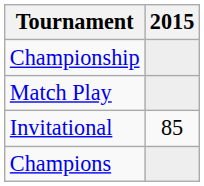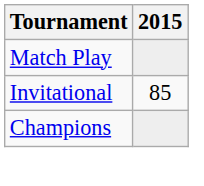- row: (75, 57)
